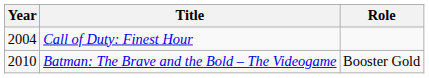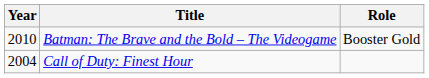rows swapped: (118, 38) <-> (190, 61)
